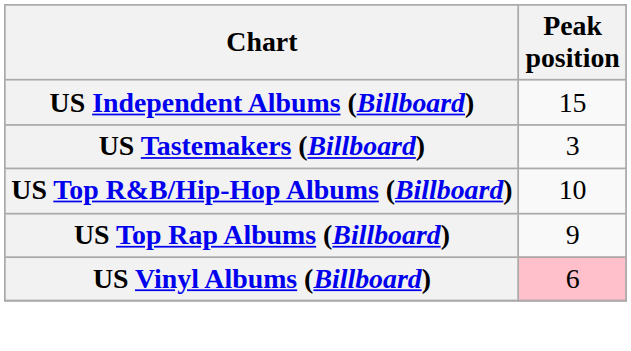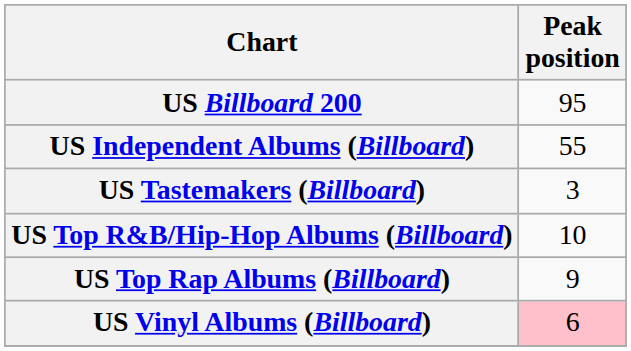+ row: (262, 102)
(573, 102) 15 -> (573, 146) 55
